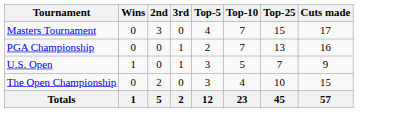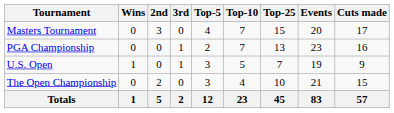+ column: (316, 13)
